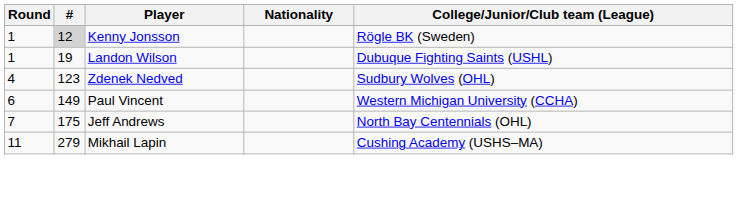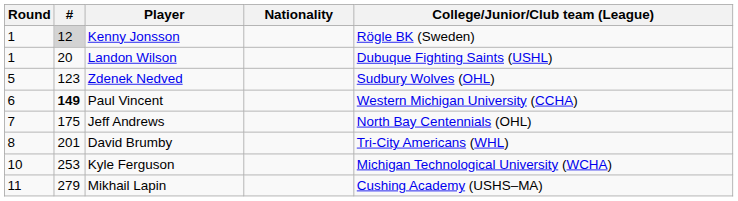(65, 57) 19 -> (65, 57) 20
(11, 79) 4 -> (11, 79) 5
(69, 100) normal -> (69, 100) bold
+ row: (130, 143)
+ row: (131, 164)
